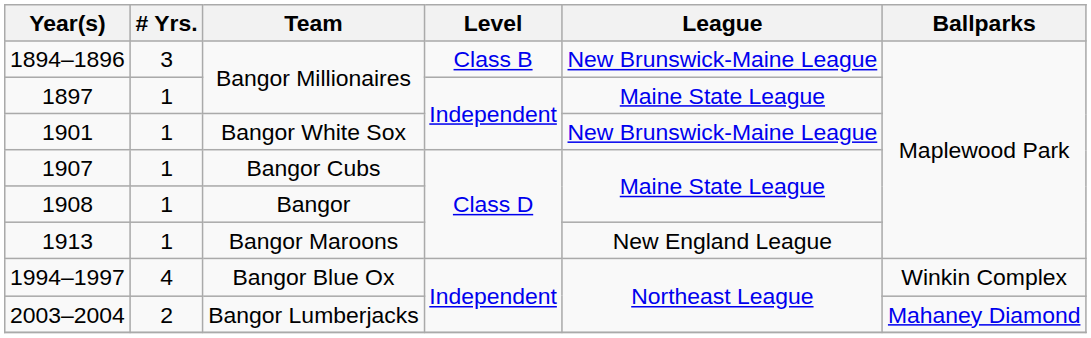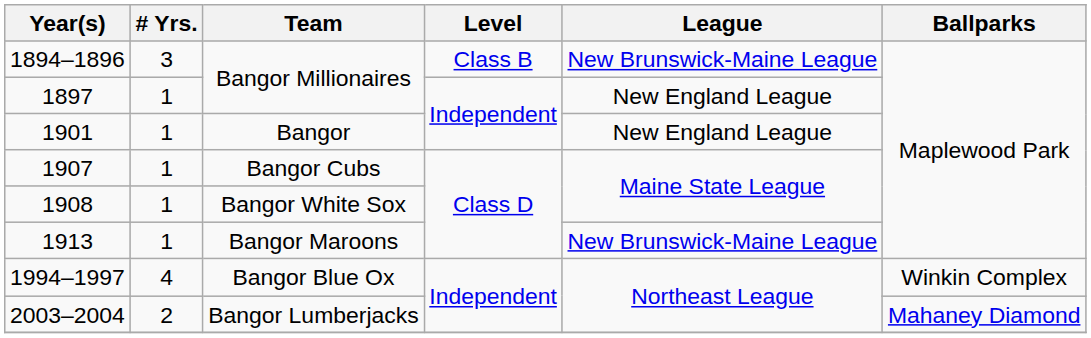(722, 96) Maine State League -> (722, 96) New England League
(313, 132) Bangor White Sox -> (313, 132) Bangor
(722, 132) New Brunswick-Maine League -> (722, 132) New England League
(313, 205) Bangor -> (313, 205) Bangor White Sox
(722, 241) New England League -> (722, 241) New Brunswick-Maine League
